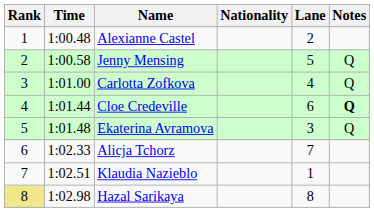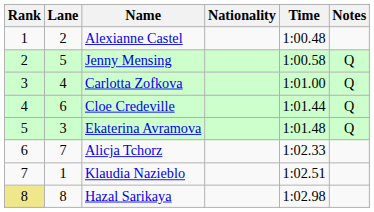columns swapped: (310, 15) <-> (69, 15)
(349, 106) bold -> (349, 106) normal
